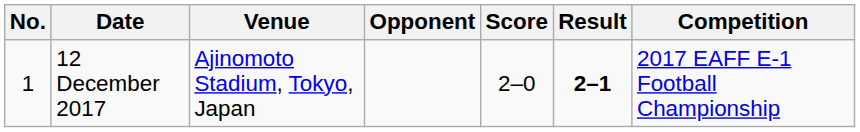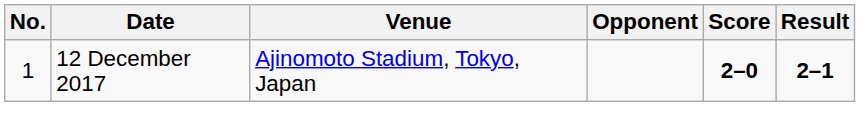- column: (743, 22)
(517, 82) normal -> (739, 70) bold
